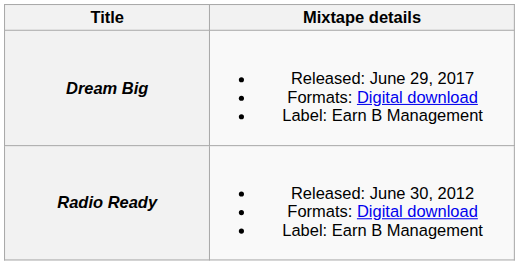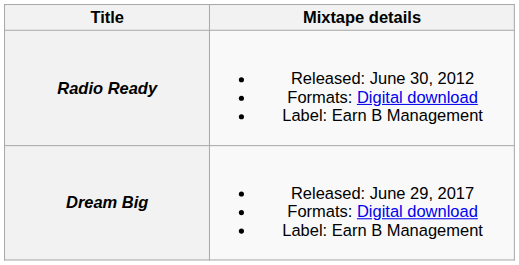rows swapped: (107, 202) <-> (107, 87)
